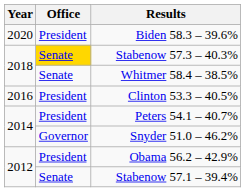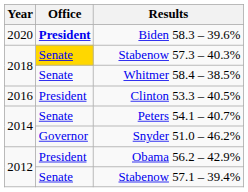(63, 34) normal -> (65, 34) bold
(63, 116) President -> (56, 116) Senate
